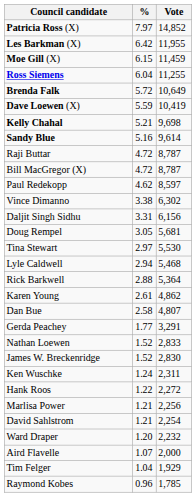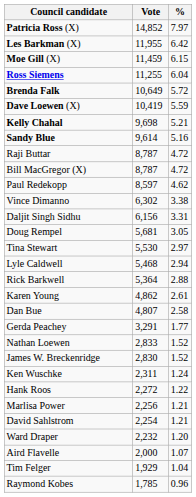columns swapped: (174, 12) <-> (144, 12)
